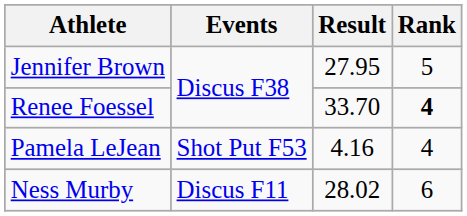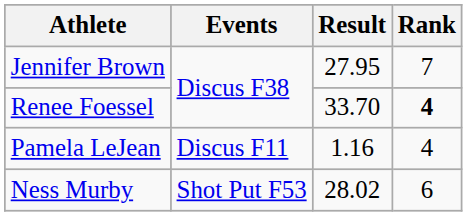(427, 66) 5 -> (427, 66) 7
(242, 148) Shot Put F53 -> (232, 148) Discus F11
(352, 148) 4.16 -> (352, 148) 1.16
(232, 189) Discus F11 -> (242, 189) Shot Put F53
